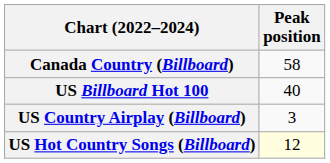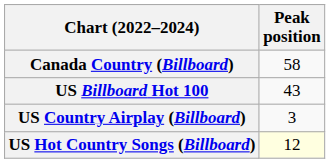(292, 90) 40 -> (292, 90) 43
